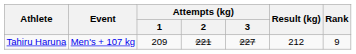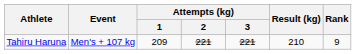(247, 42) 227 -> (247, 42) 221
(296, 42) 212 -> (296, 42) 210
